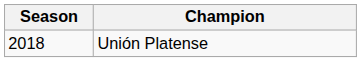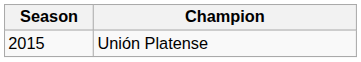(26, 43) 2018 -> (26, 43) 2015
